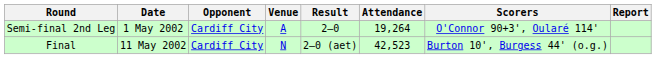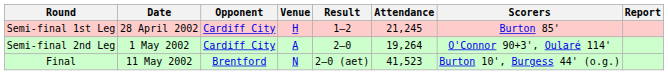+ row: (61, 29)
(227, 45) Cardiff City -> (239, 61) Brentford
(392, 45) 42,523 -> (404, 61) 41,523
